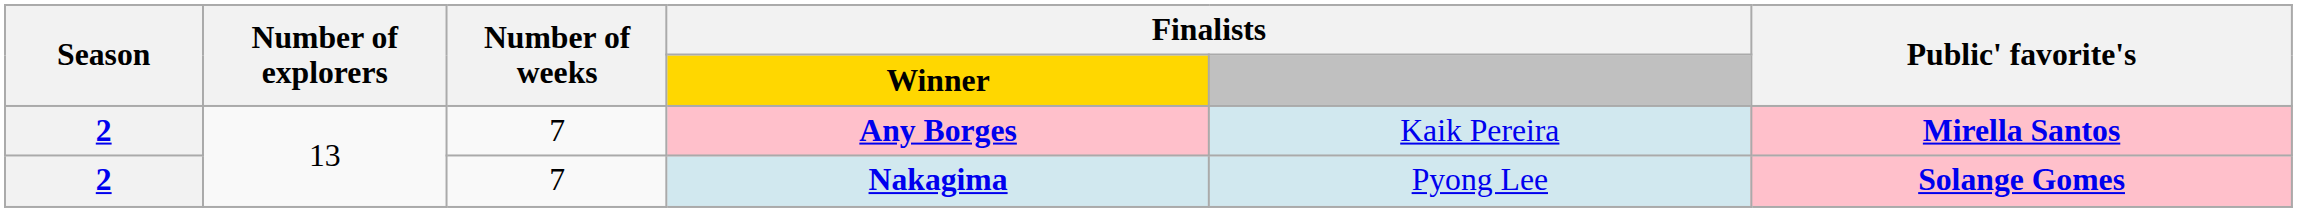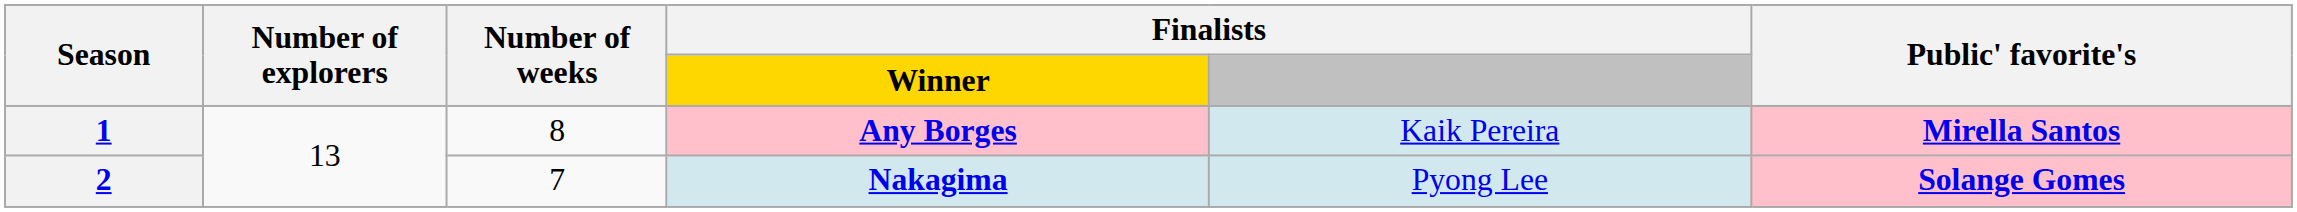(104, 130) 2 -> (104, 130) 1
(557, 130) 7 -> (557, 130) 8
